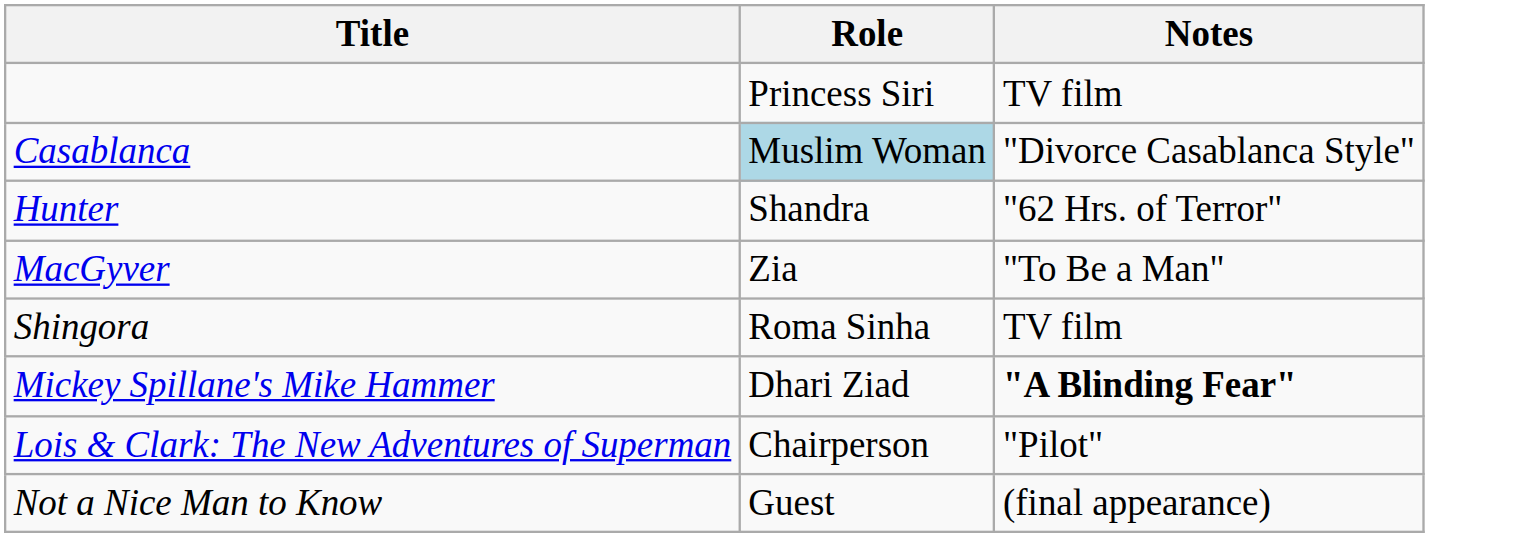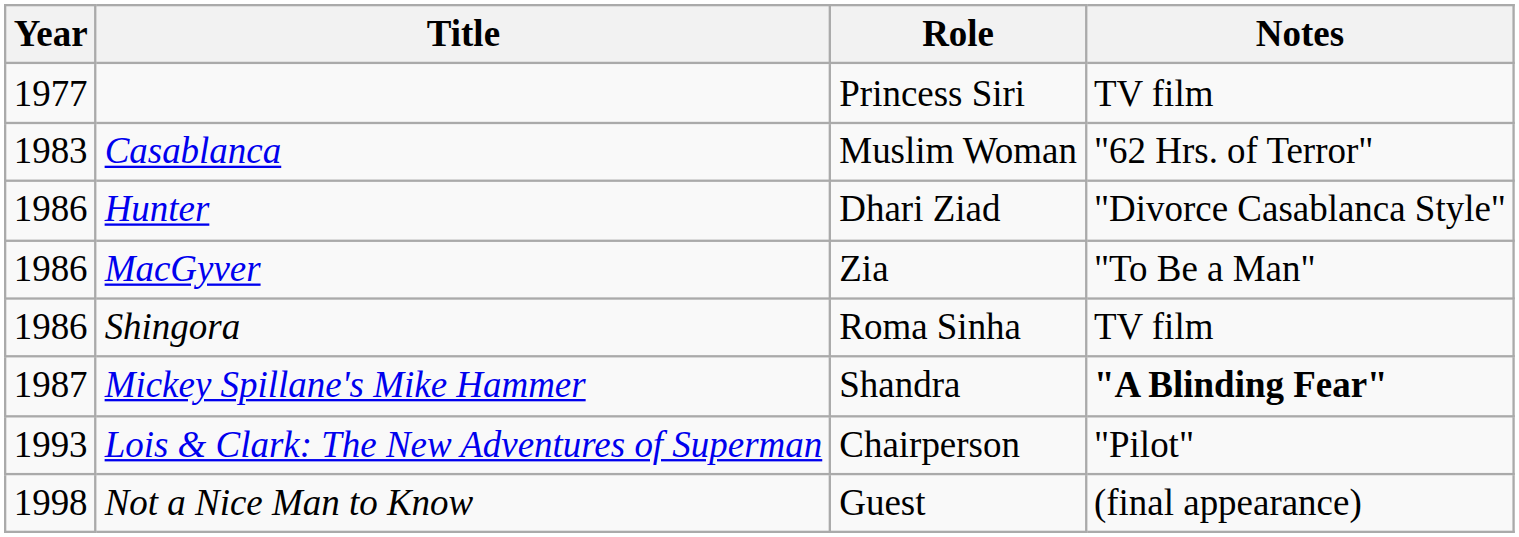+ column: (51, 33)
(867, 151) lightblue background -> (958, 151) no background
(1209, 151) "Divorce Casablanca Style" -> (1234, 151) "62 Hrs. of Terror"
(809, 209) Shandra -> (920, 209) Dhari Ziad
(1143, 209) "62 Hrs. of Terror" -> (1300, 209) "Divorce Casablanca Style"
(829, 385) Dhari Ziad -> (900, 385) Shandra
